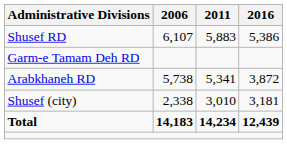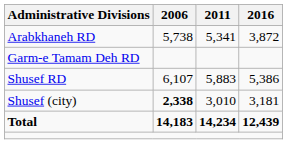rows swapped: (51, 79) <-> (37, 36)
(178, 100) normal -> (178, 100) bold
